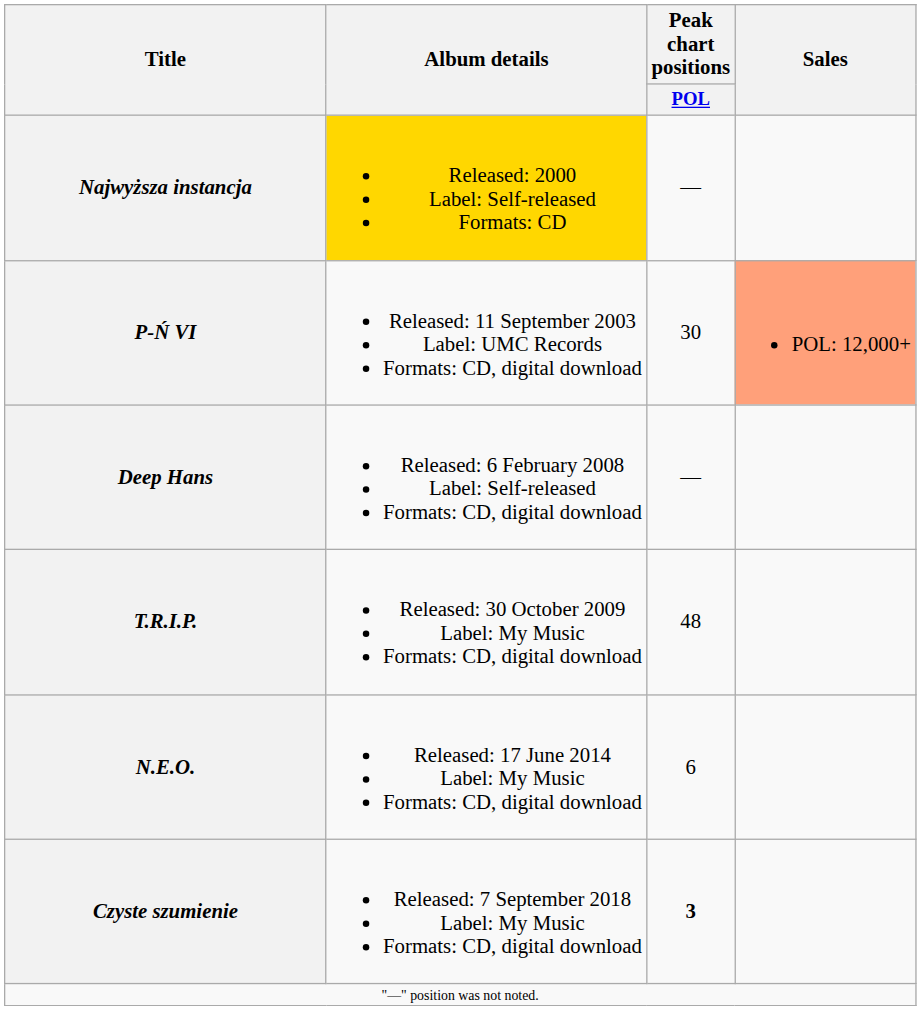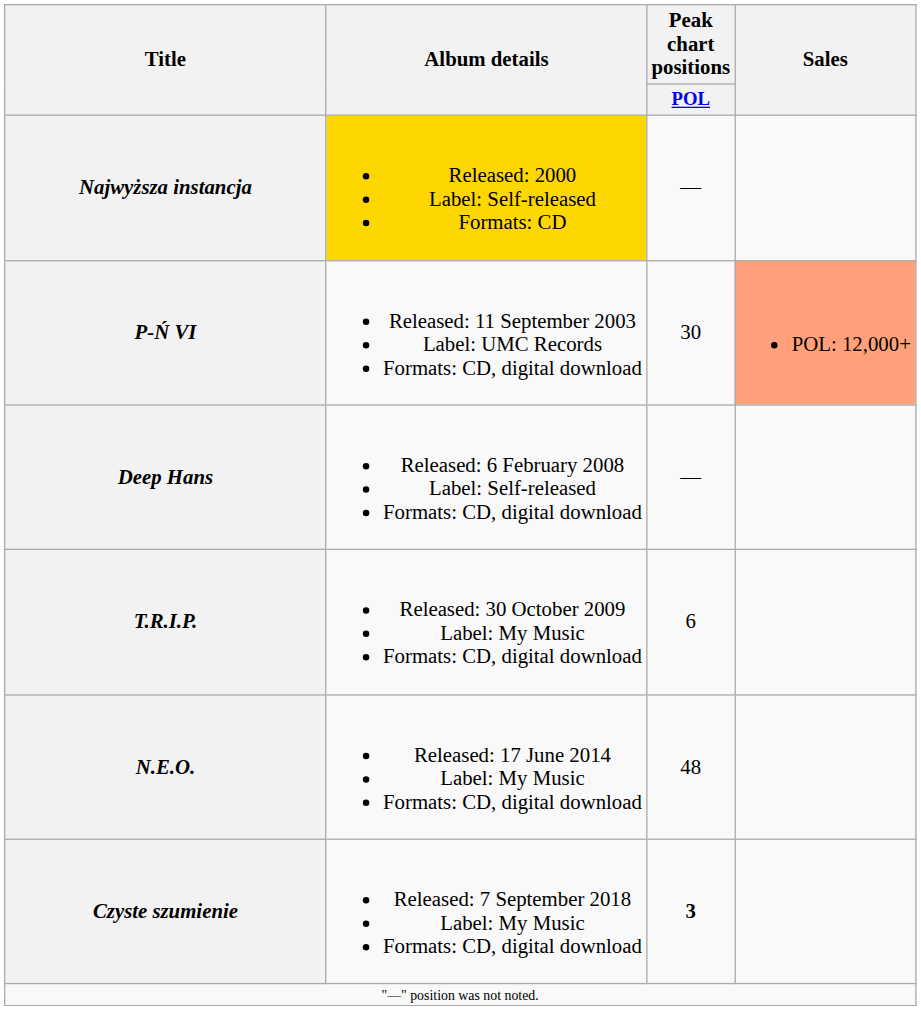(691, 621) 48 -> (691, 621) 6
(691, 766) 6 -> (691, 766) 48
